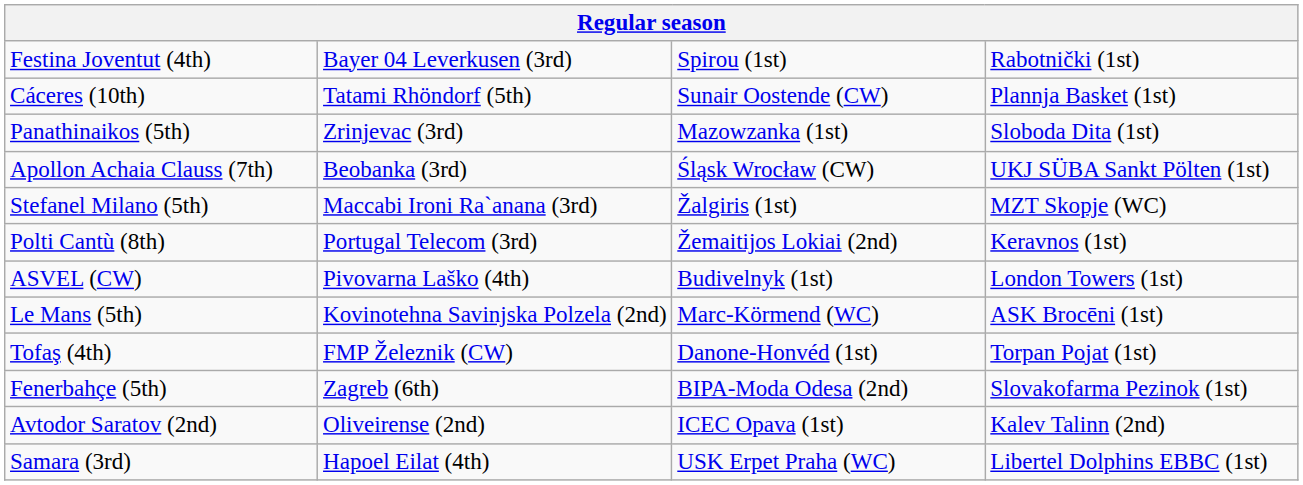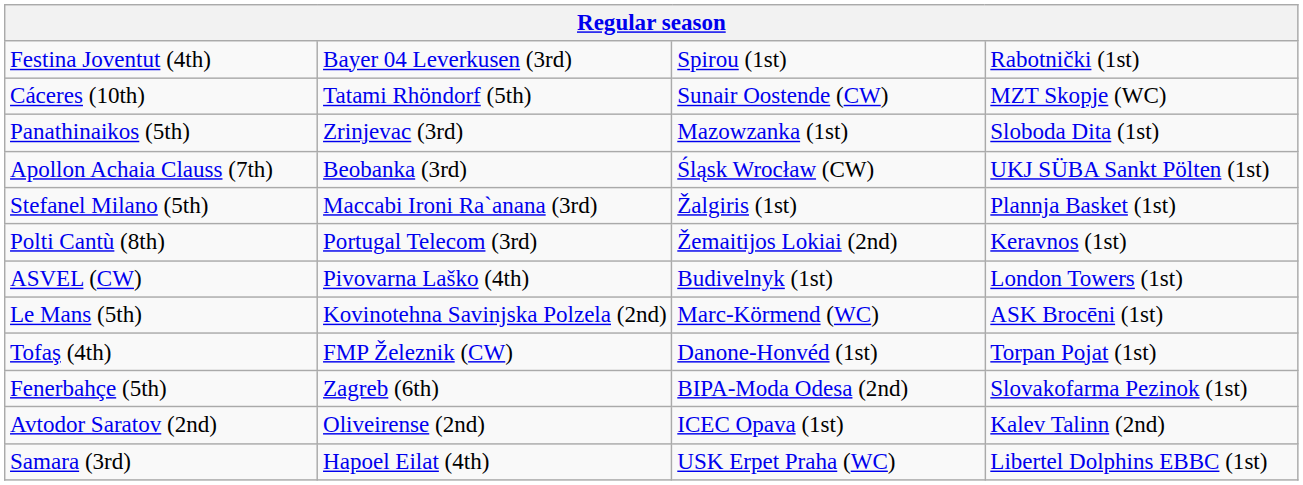(1083, 95) Plannja Basket (1st) -> (1078, 95) MZT Skopje (WC)
(1078, 205) MZT Skopje (WC) -> (1083, 205) Plannja Basket (1st)
